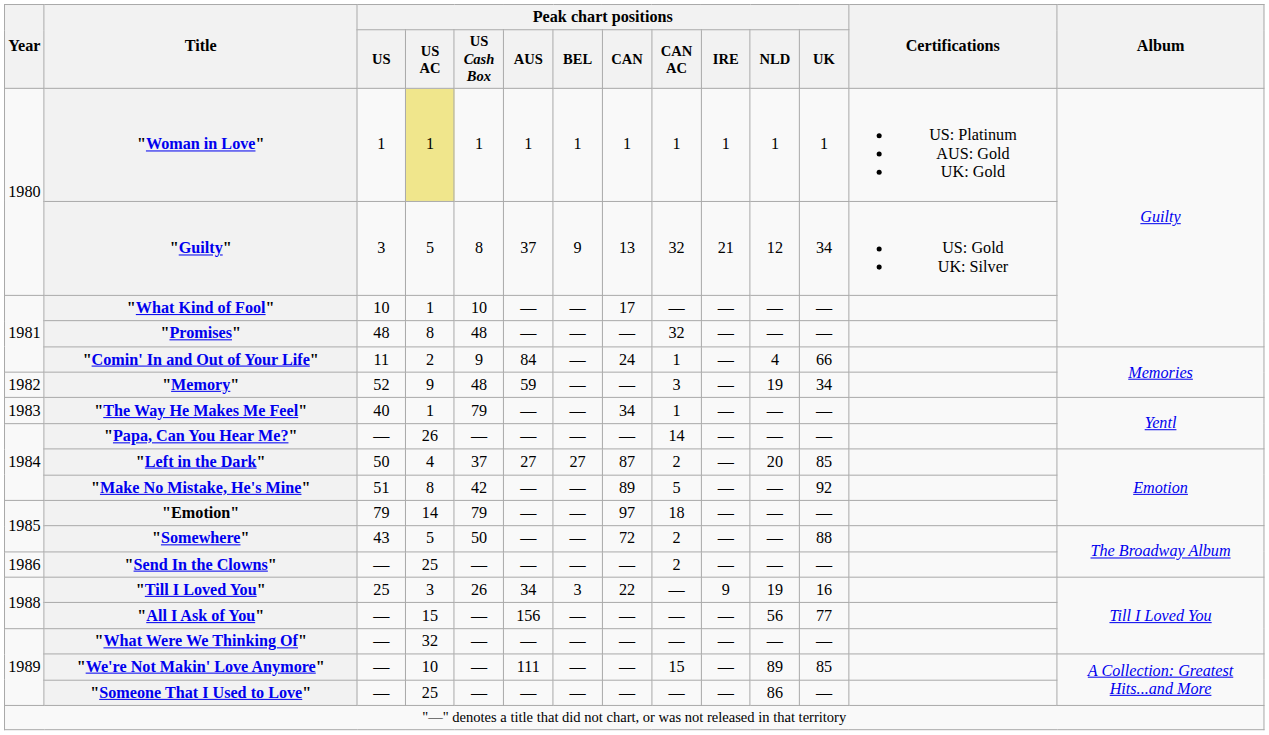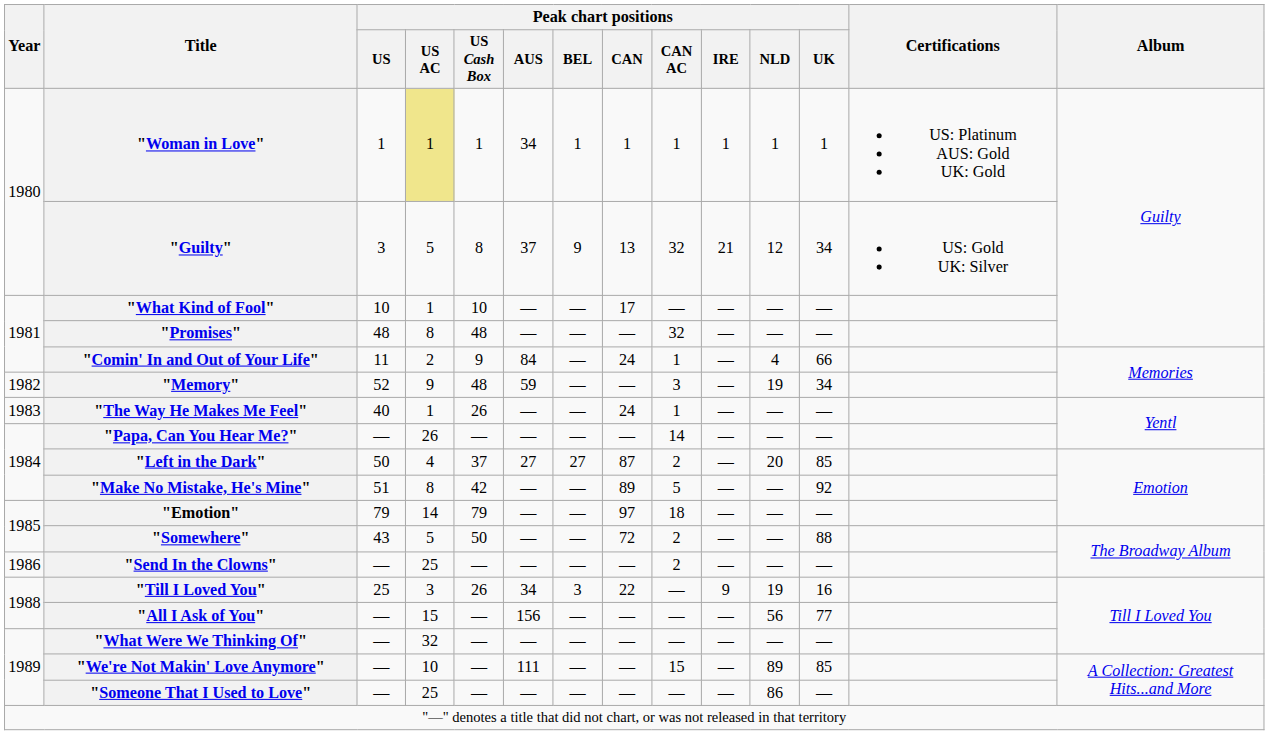(528, 144) 1 -> (528, 144) 34
(479, 410) 79 -> (479, 410) 26
(627, 410) 34 -> (627, 410) 24
